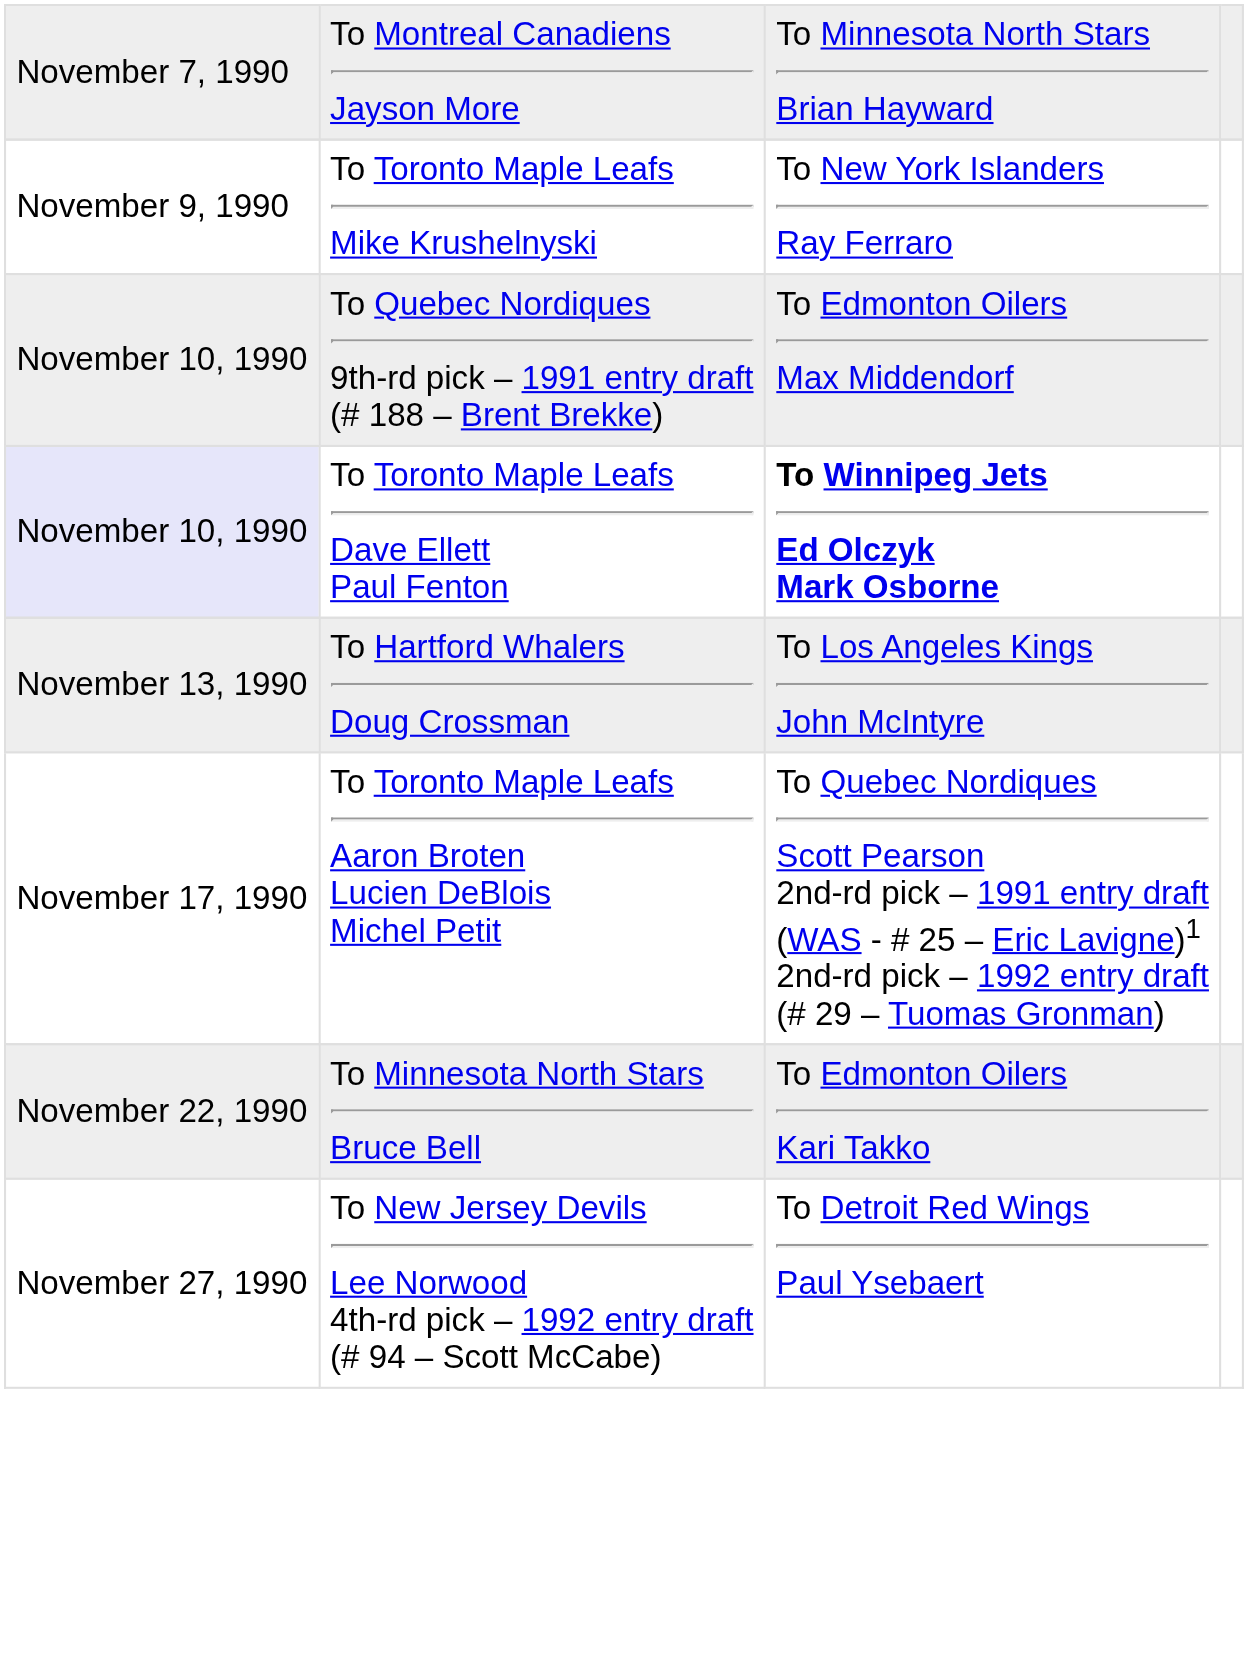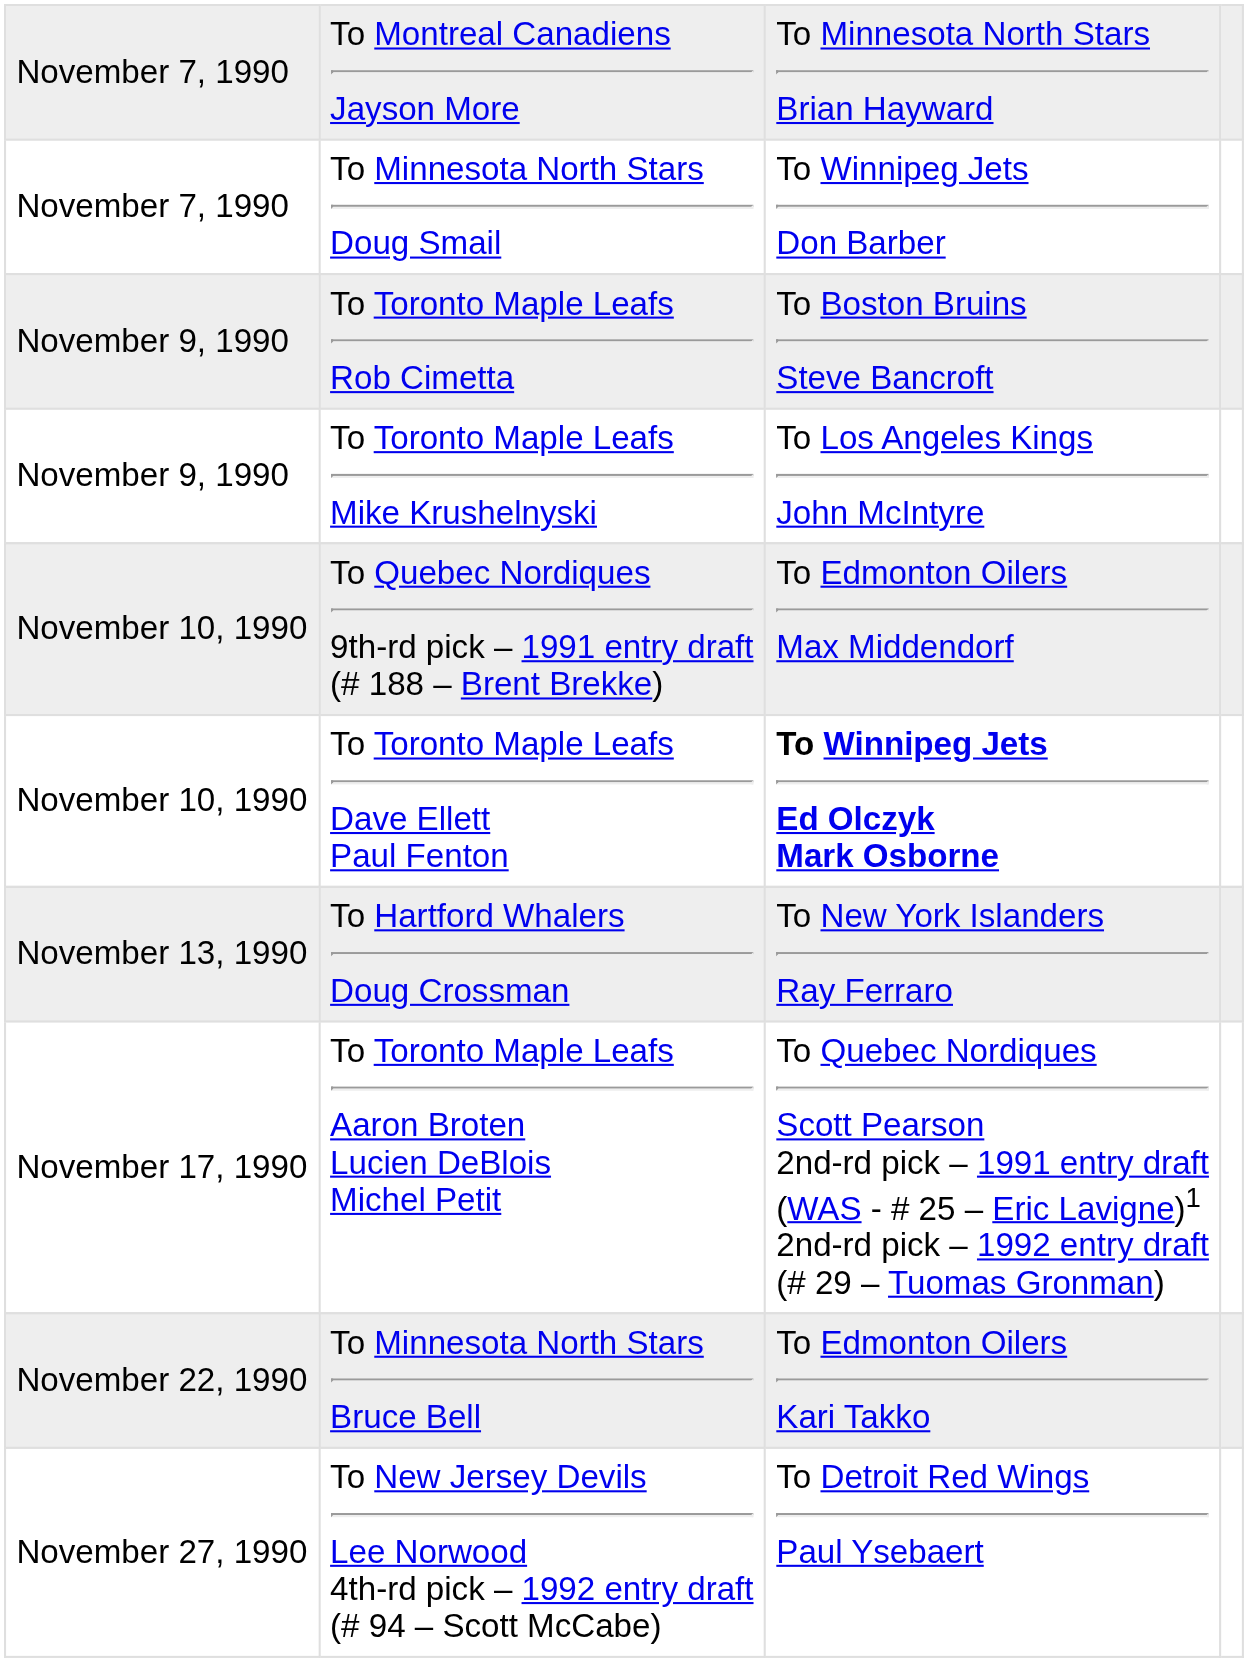+ row: (542, 206)
+ row: (542, 340)
(993, 206) To New York Islanders Ray Ferraro -> (993, 475) To Los Angeles Kings John McIntyre
(162, 531) lavender background -> (162, 800) no background
(993, 684) To Los Angeles Kings John McIntyre -> (993, 953) To New York Islanders Ray Ferraro
